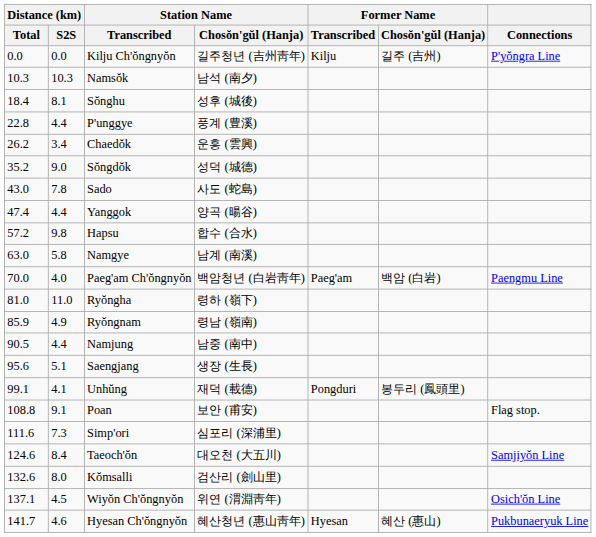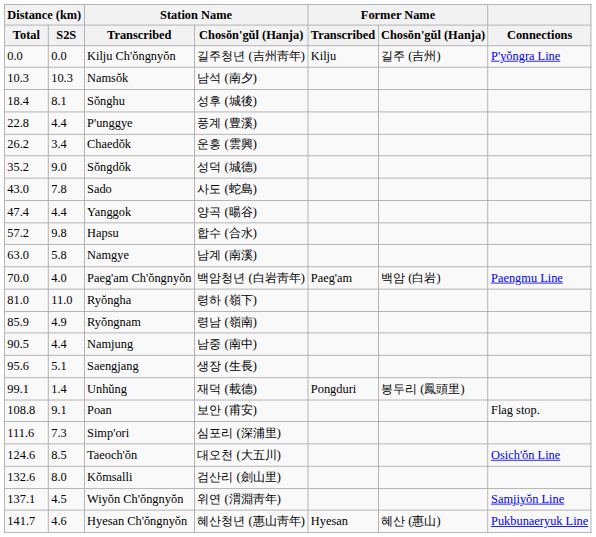(59, 388) 4.1 -> (59, 388) 1.4
(59, 455) 8.4 -> (59, 455) 8.5
(528, 455) Samjiyŏn Line -> (526, 455) Osich'ŏn Line
(526, 499) Osich'ŏn Line -> (528, 499) Samjiyŏn Line
